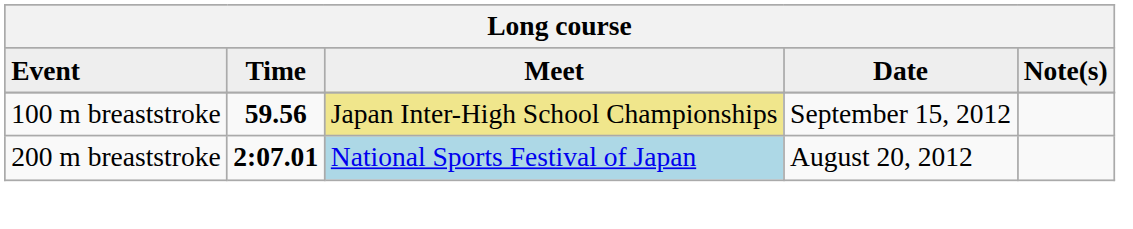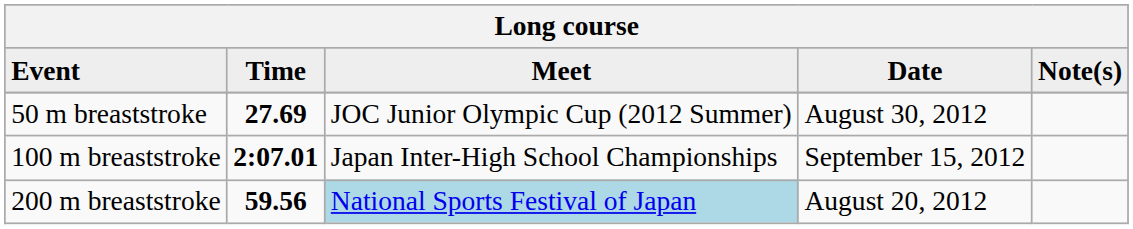+ row: (109, 113)
(276, 113) 59.56 -> (276, 157) 2:07.01
(554, 113) khaki background -> (554, 157) no background
(276, 157) 2:07.01 -> (276, 200) 59.56
